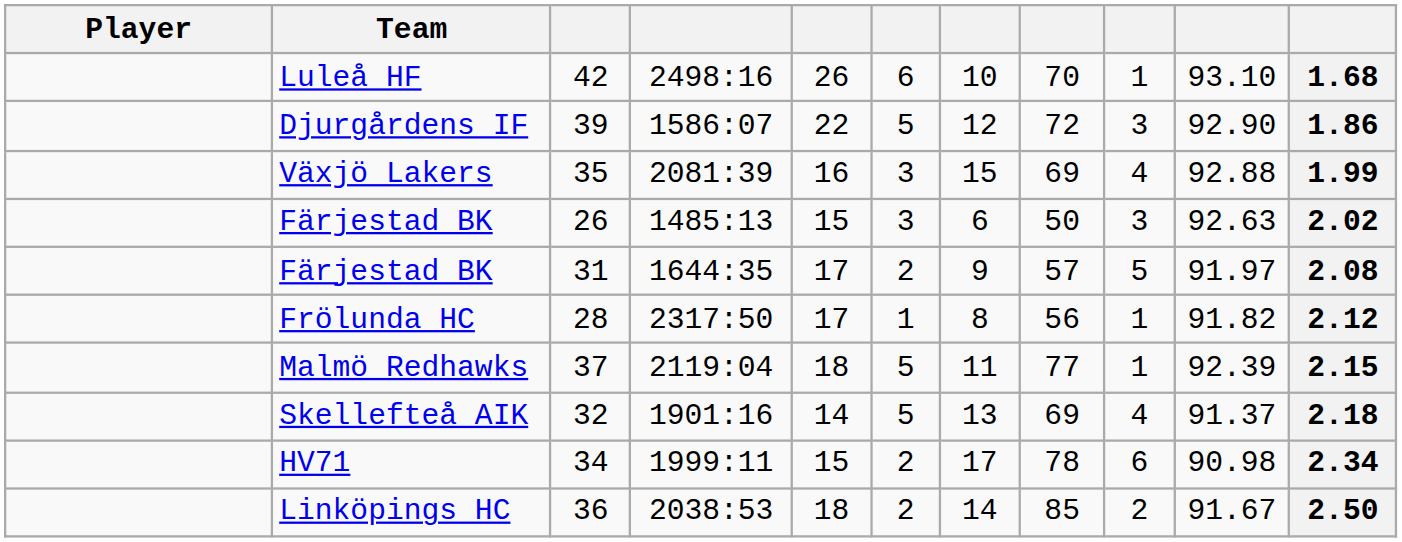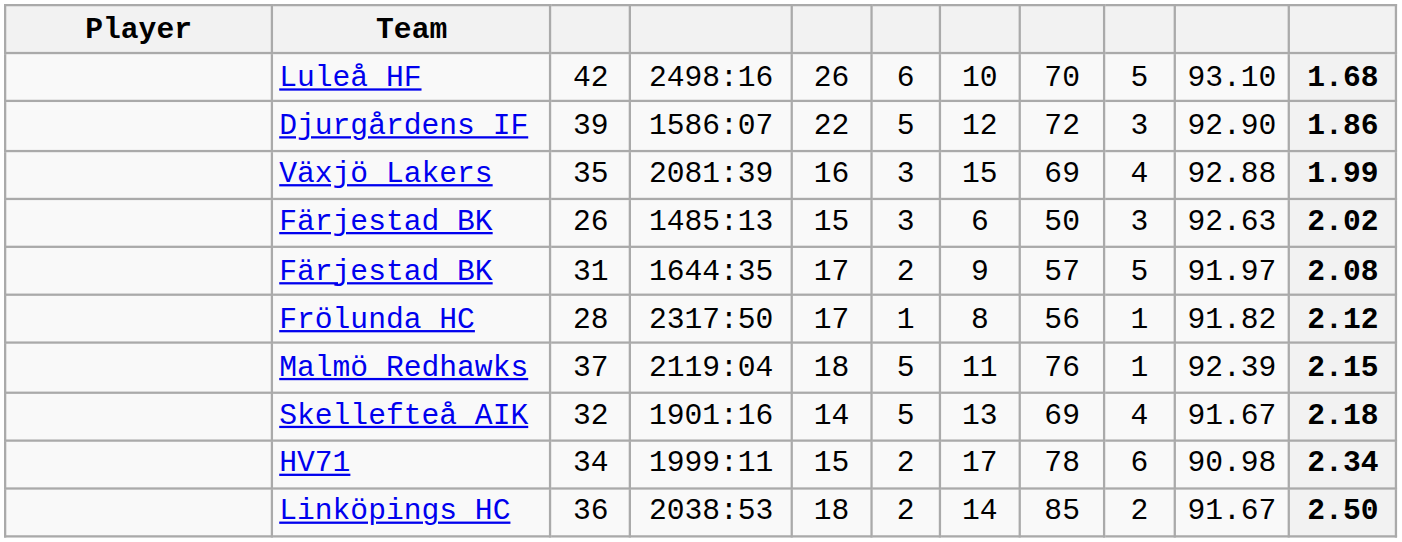(1139, 78) 1 -> (1139, 78) 5
(1062, 367) 77 -> (1062, 367) 76
(1232, 416) 91.37 -> (1232, 416) 91.67
